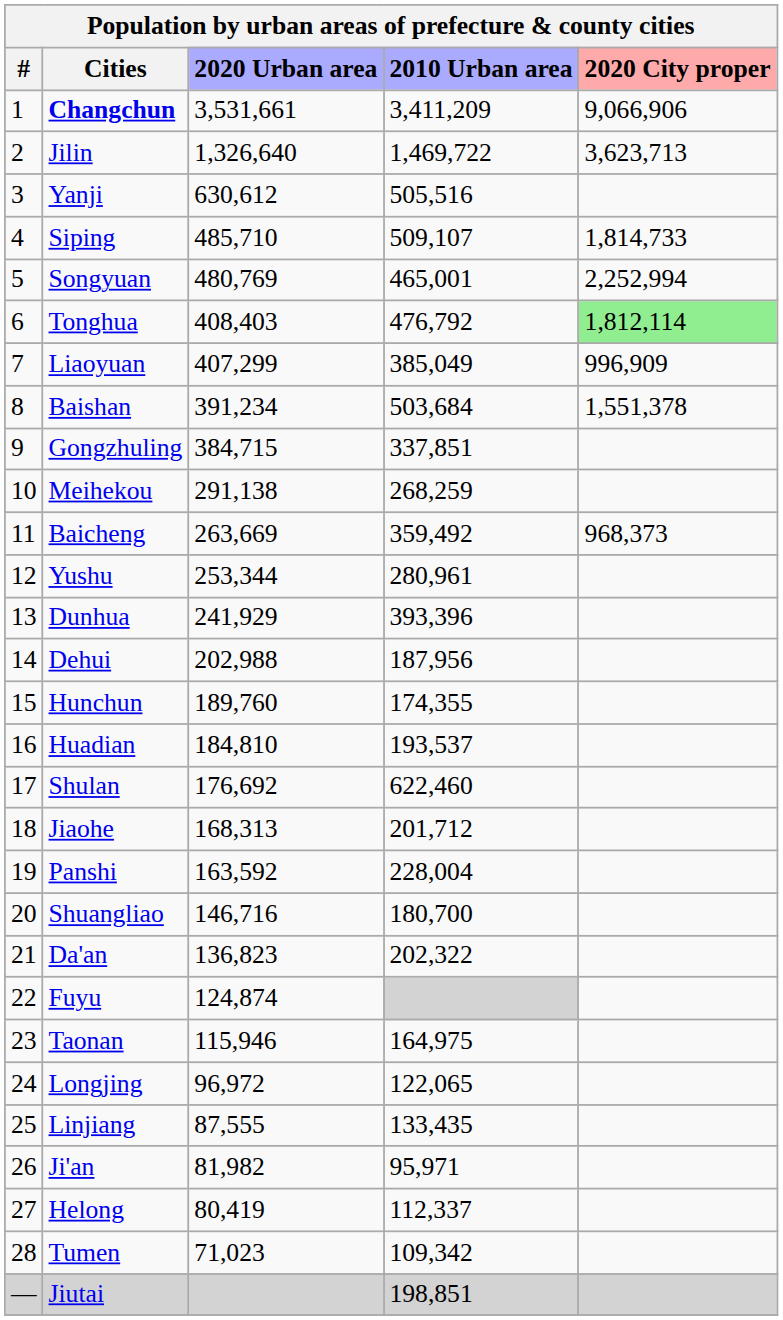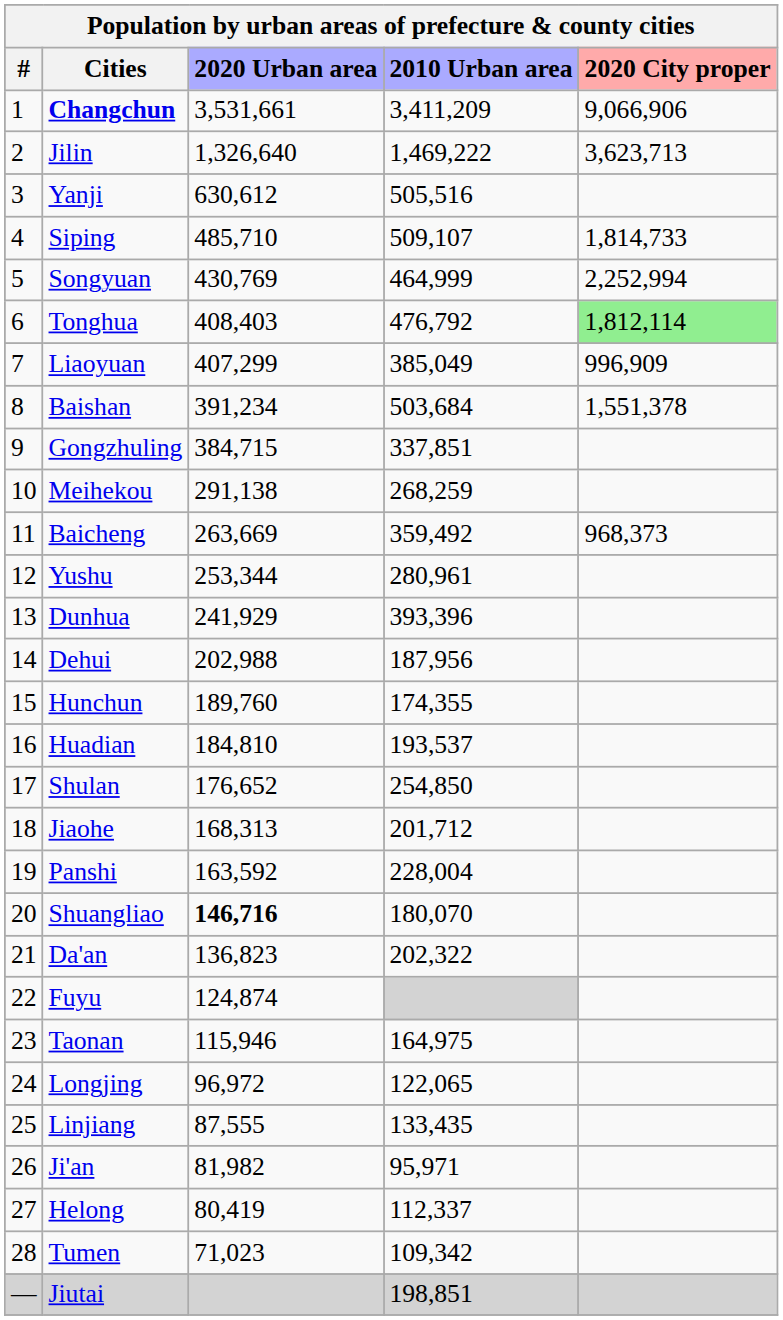(441, 152) 1,469,722 -> (441, 152) 1,469,222
(236, 279) 480,769 -> (236, 279) 430,769
(431, 279) 465,001 -> (431, 279) 464,999
(236, 786) 176,692 -> (236, 786) 176,652
(431, 786) 622,460 -> (431, 786) 254,850
(236, 913) normal -> (236, 913) bold
(431, 913) 180,700 -> (431, 913) 180,070
